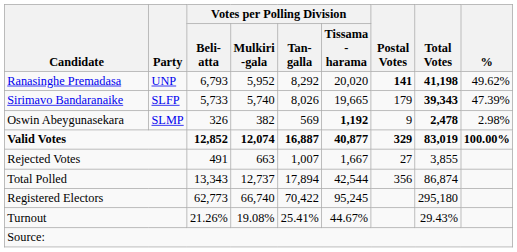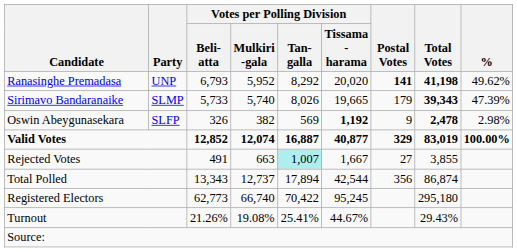(166, 100) SLFP -> (168, 100) SLMP
(168, 120) SLMP -> (166, 120) SLFP
(305, 159) no background -> (305, 159) paleturquoise background
